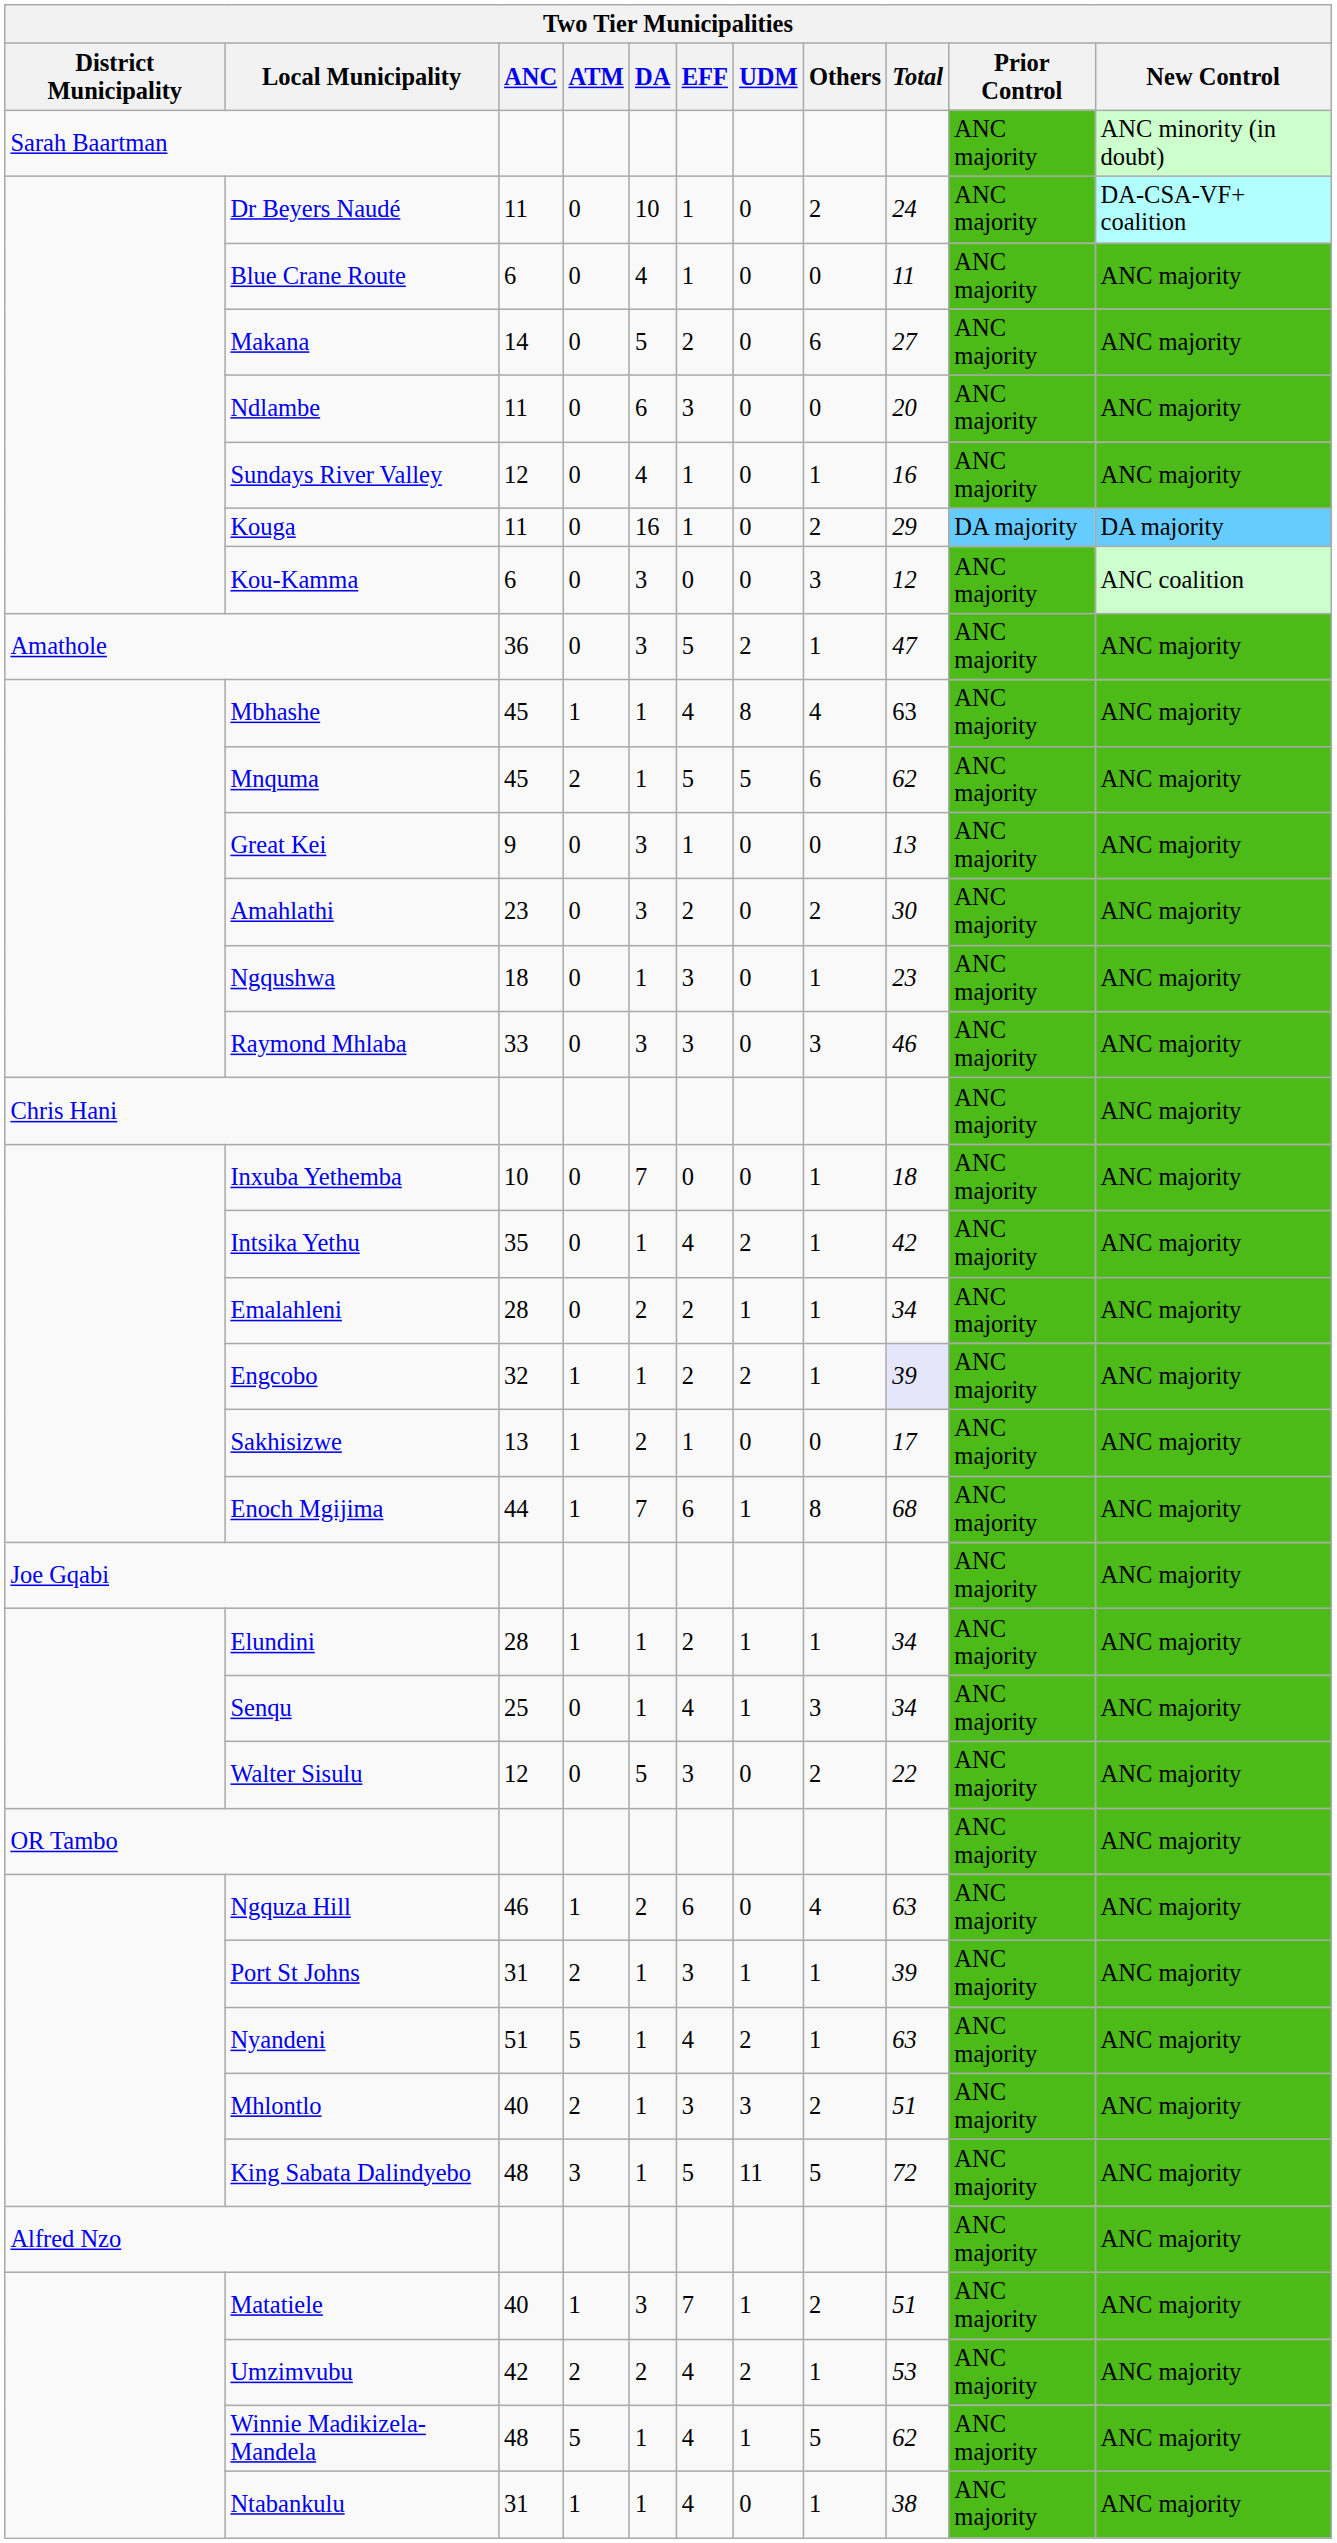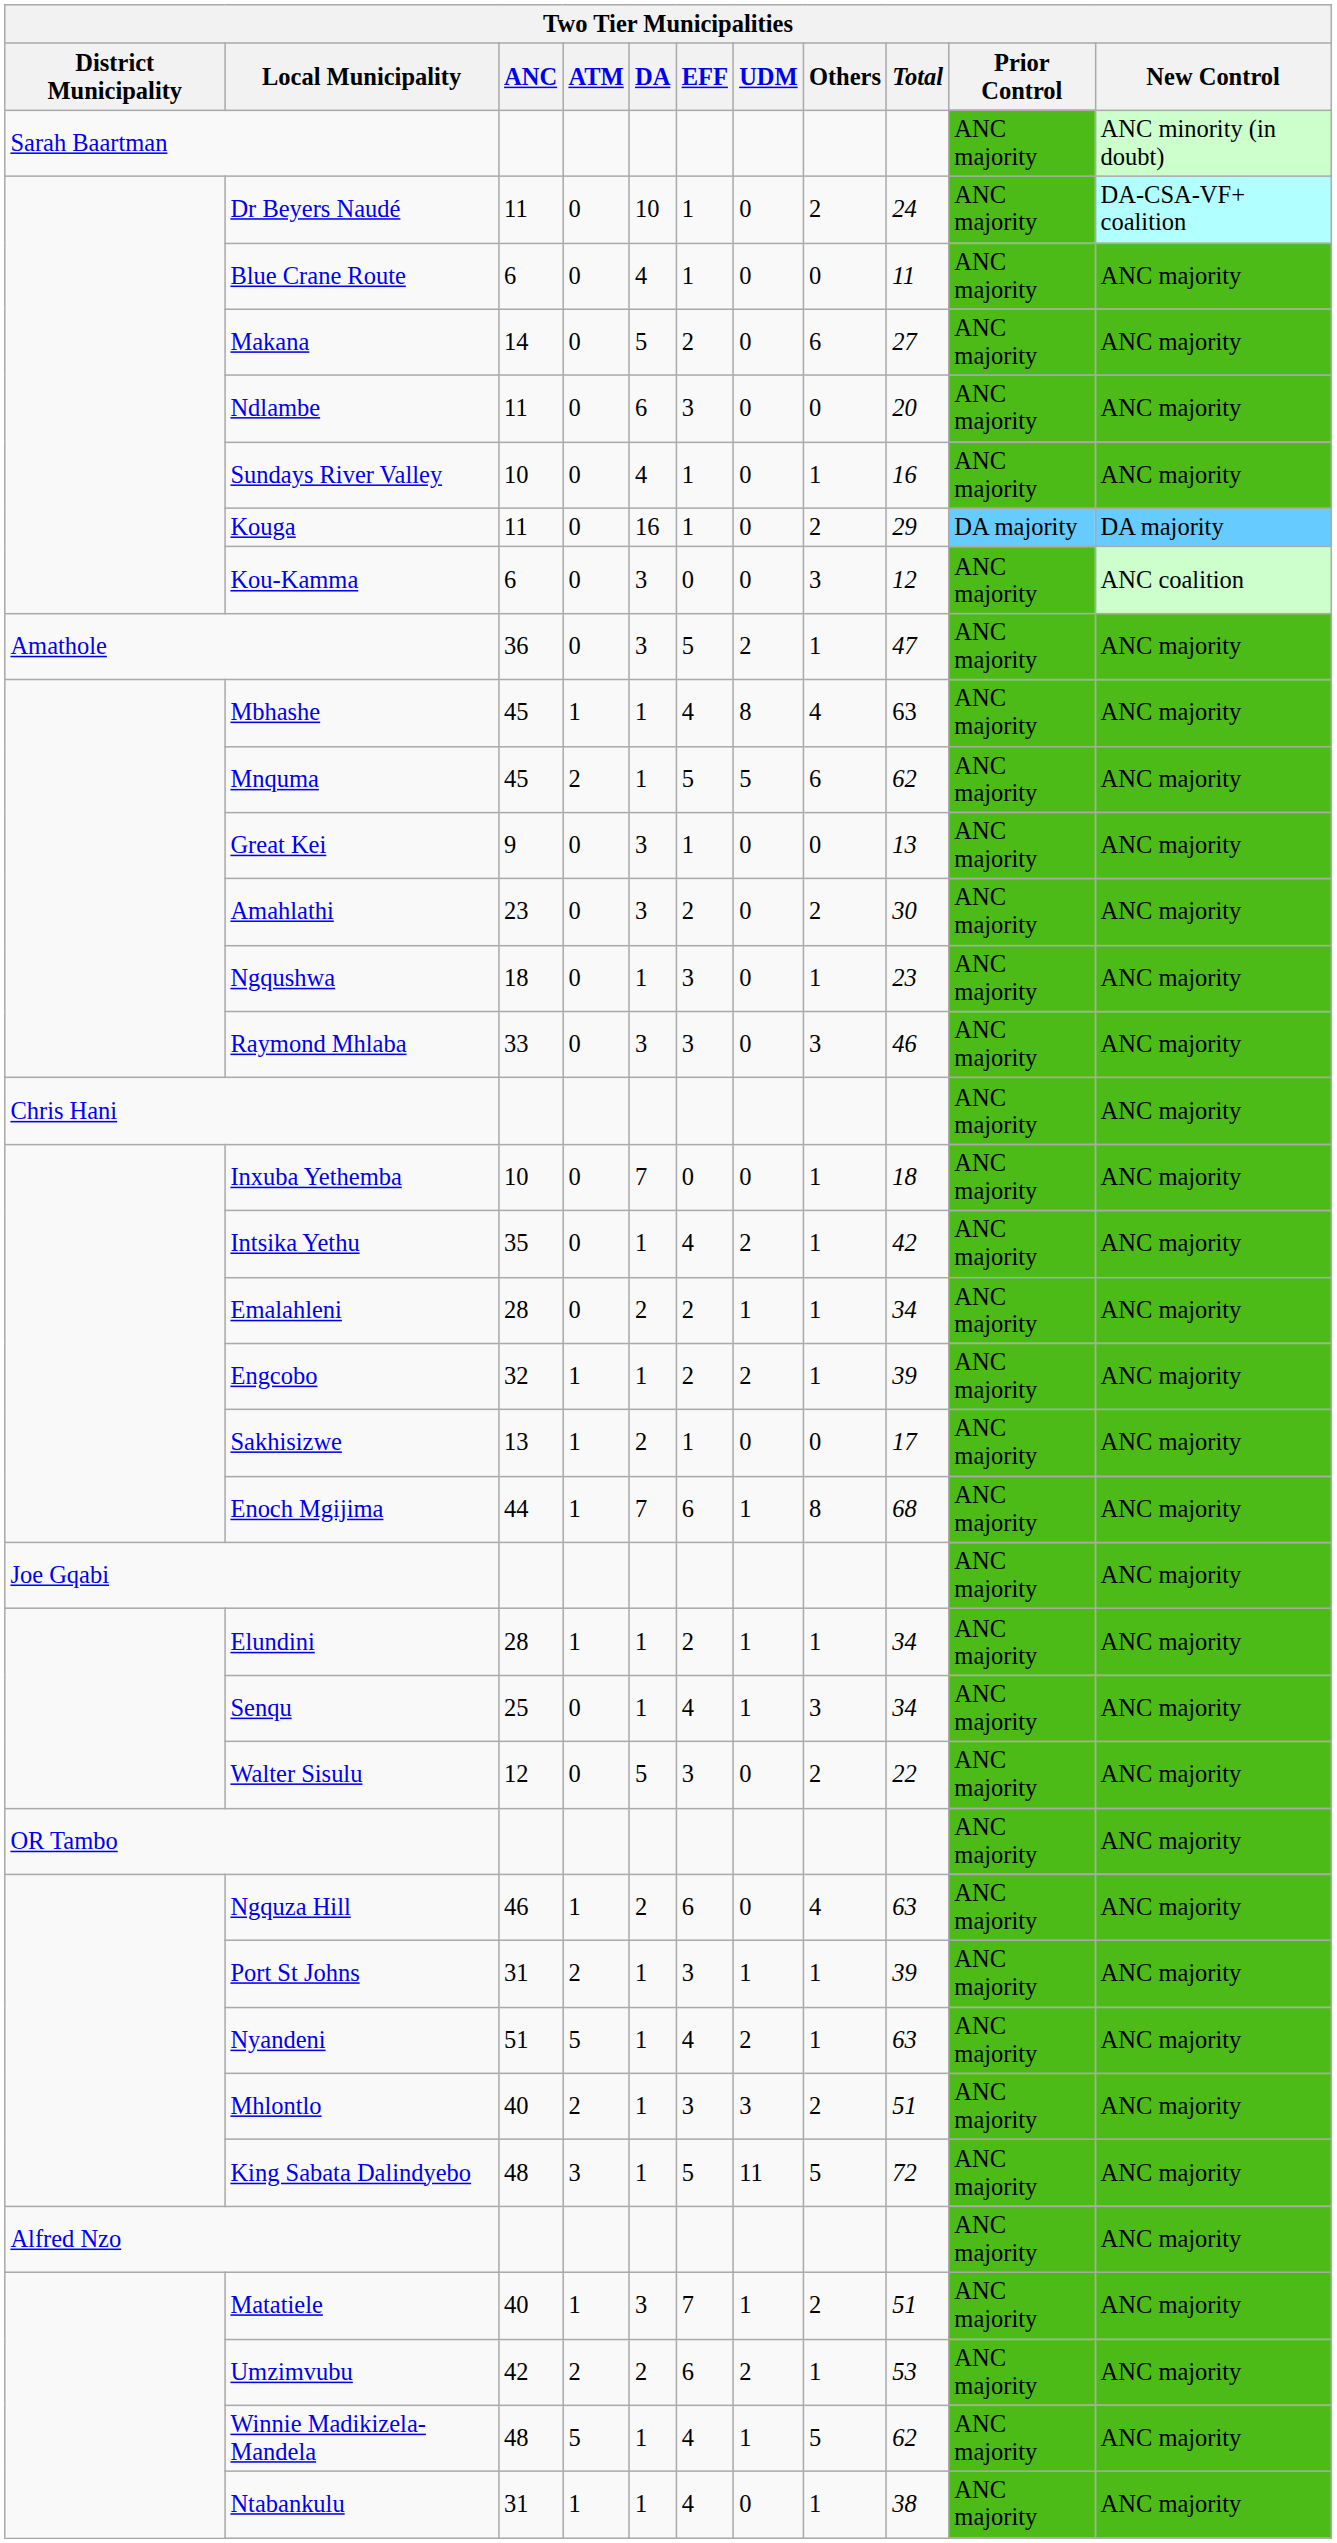(516, 474) 12 -> (516, 474) 10
(905, 1376) lavender background -> (905, 1376) no background
(688, 2371) 4 -> (688, 2371) 6
